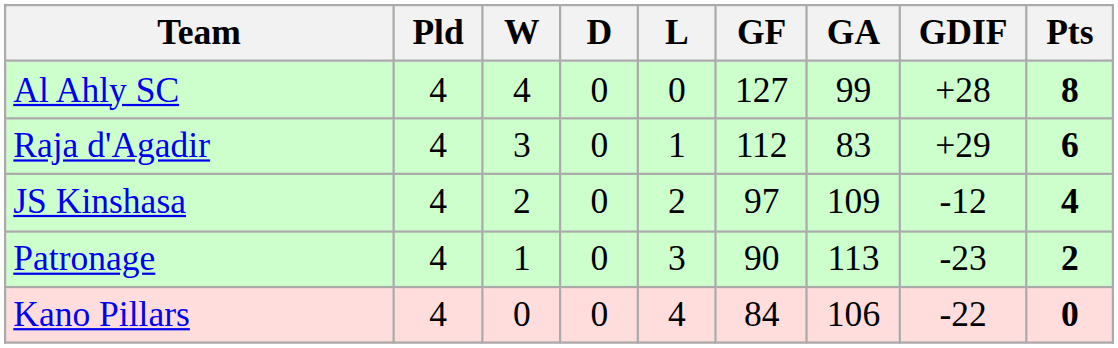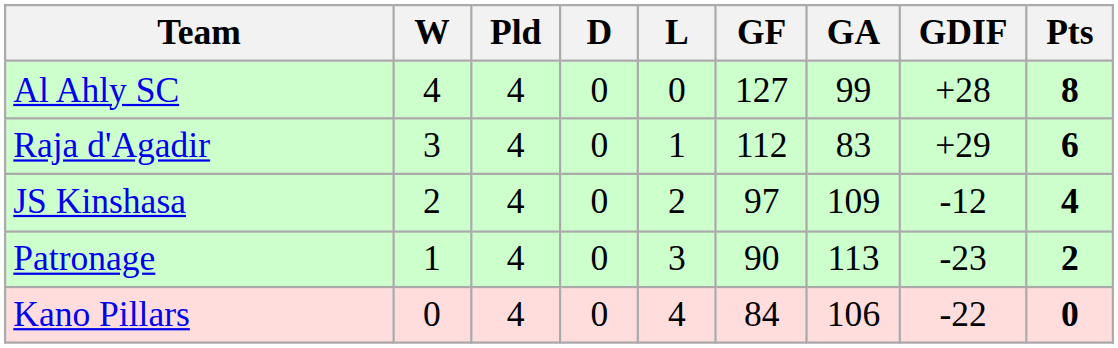columns swapped: (438, 32) <-> (522, 32)
